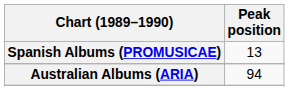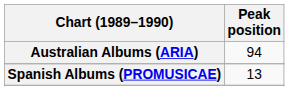rows swapped: (114, 74) <-> (114, 52)
